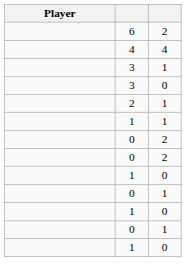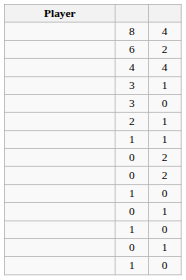+ row: (132, 31)
